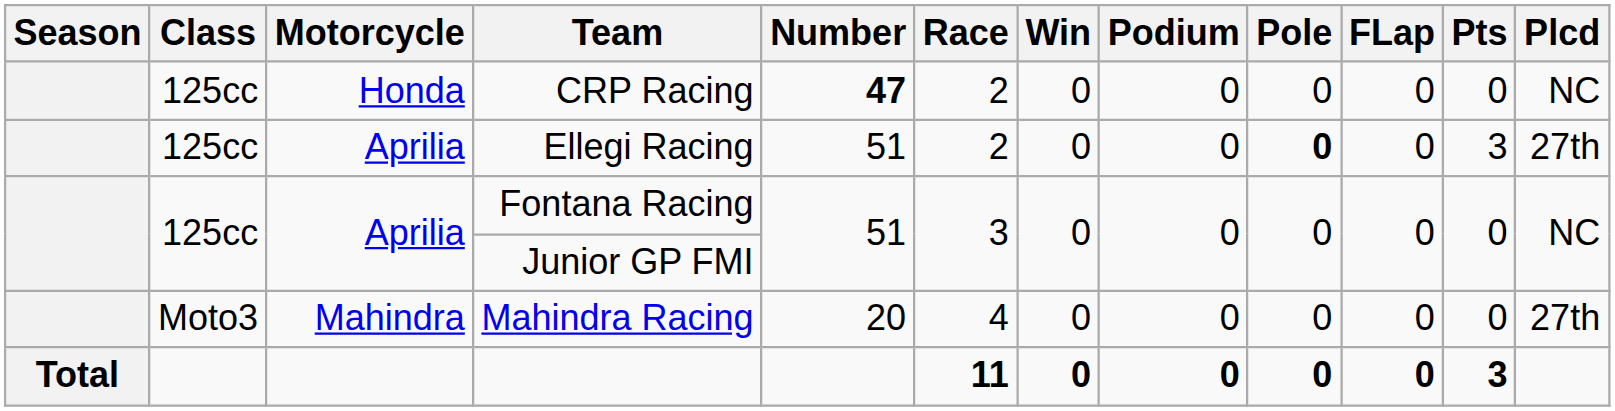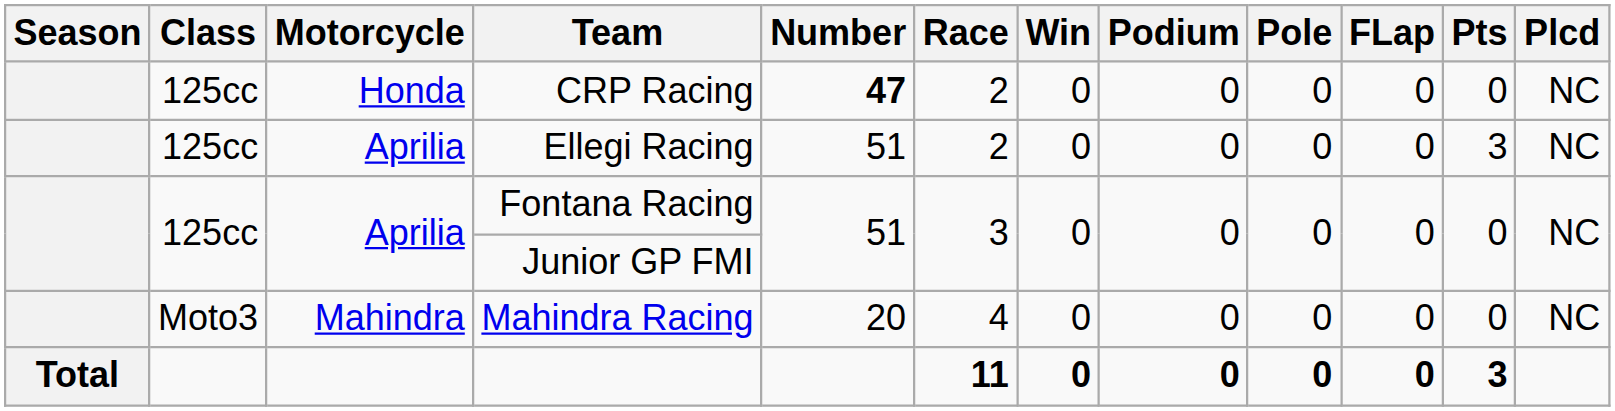(1322, 147) bold -> (1322, 147) normal
(1565, 147) 27th -> (1574, 147) NC
(1565, 318) 27th -> (1574, 318) NC
